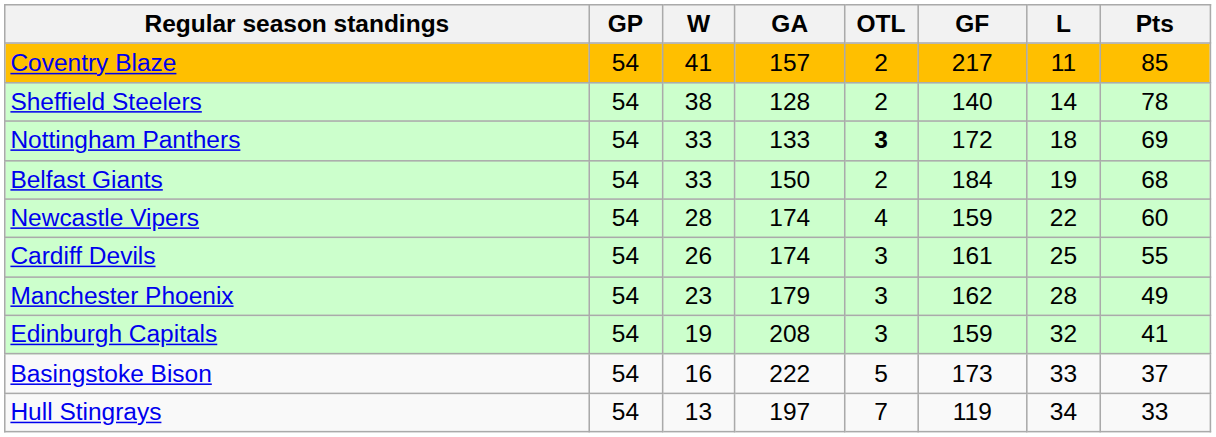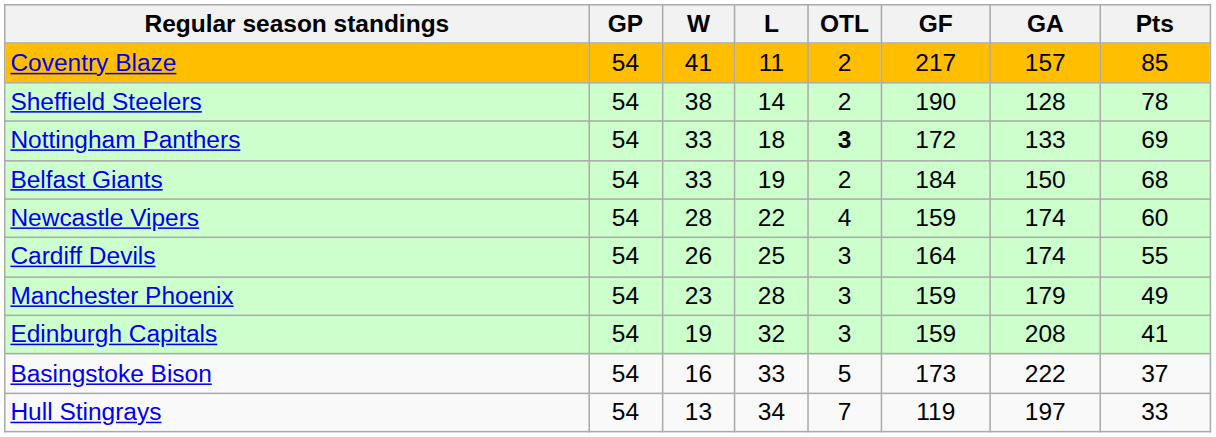columns swapped: (1064, 23) <-> (790, 23)
(972, 101) 140 -> (936, 101) 190
(972, 256) 161 -> (936, 256) 164
(972, 295) 162 -> (936, 295) 159
